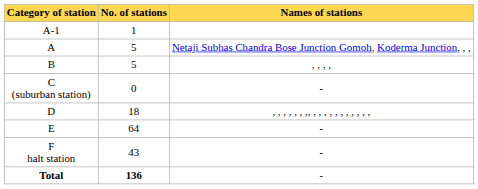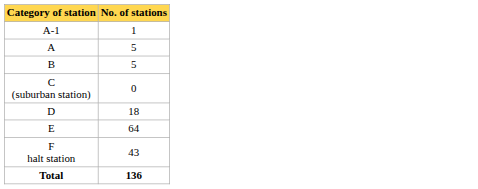- column: (321, 13)
